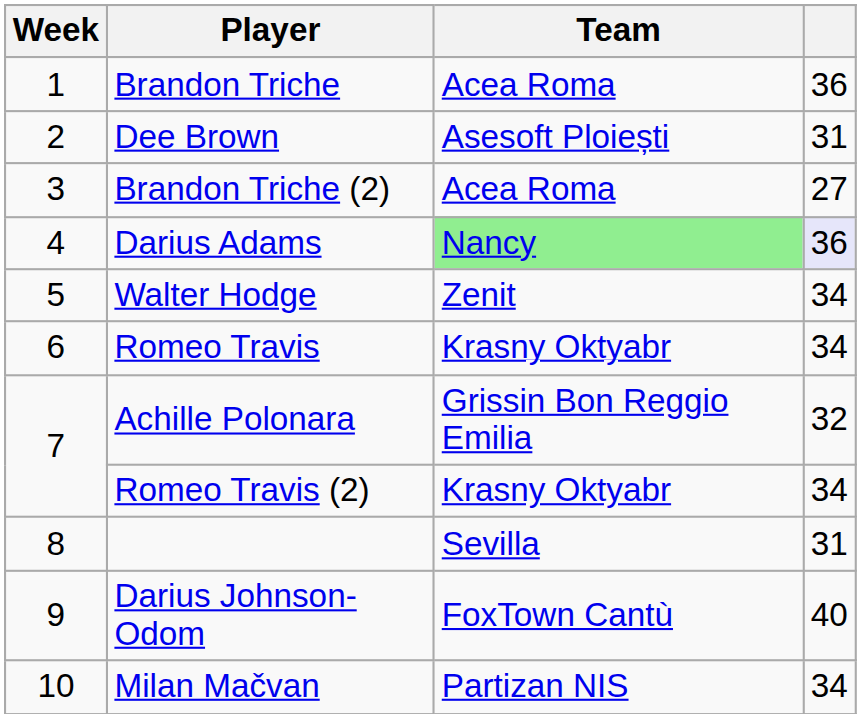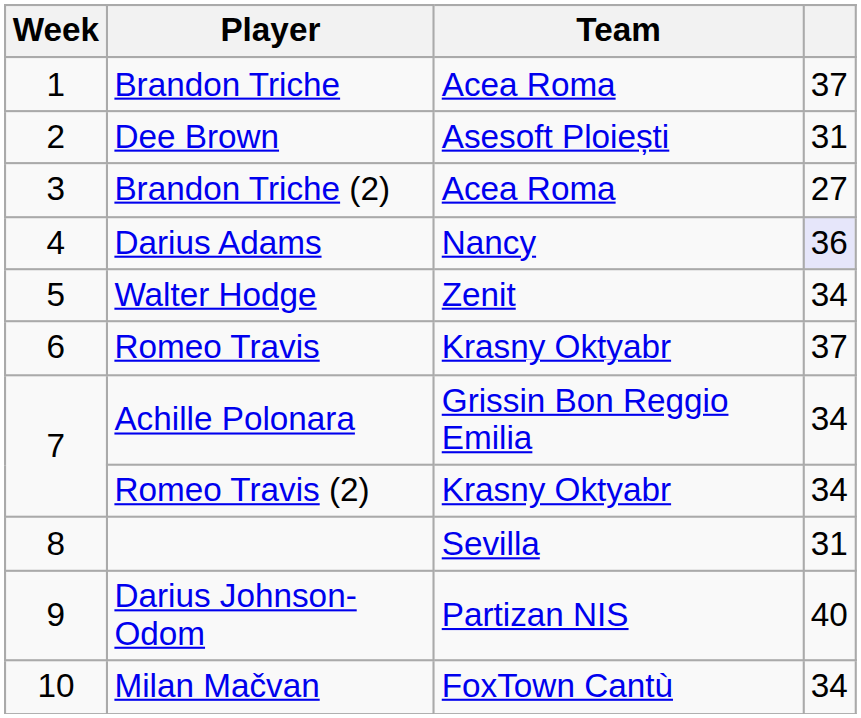(829, 83) 36 -> (829, 83) 37
(489, 242) lightgreen background -> (489, 242) no background
(829, 347) 34 -> (829, 347) 37
(829, 419) 32 -> (829, 419) 34
(557, 614) FoxTown Cantù -> (535, 614) Partizan NIS
(535, 686) Partizan NIS -> (557, 686) FoxTown Cantù
